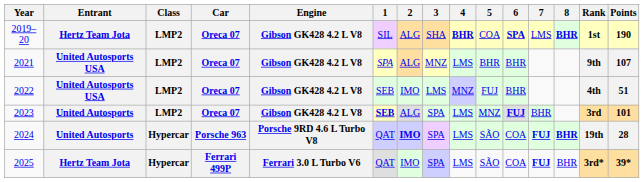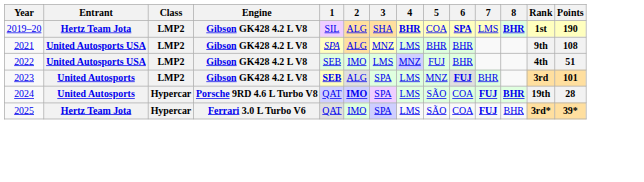- column: (221, 12)
(623, 62) 107 -> (570, 45) 108
